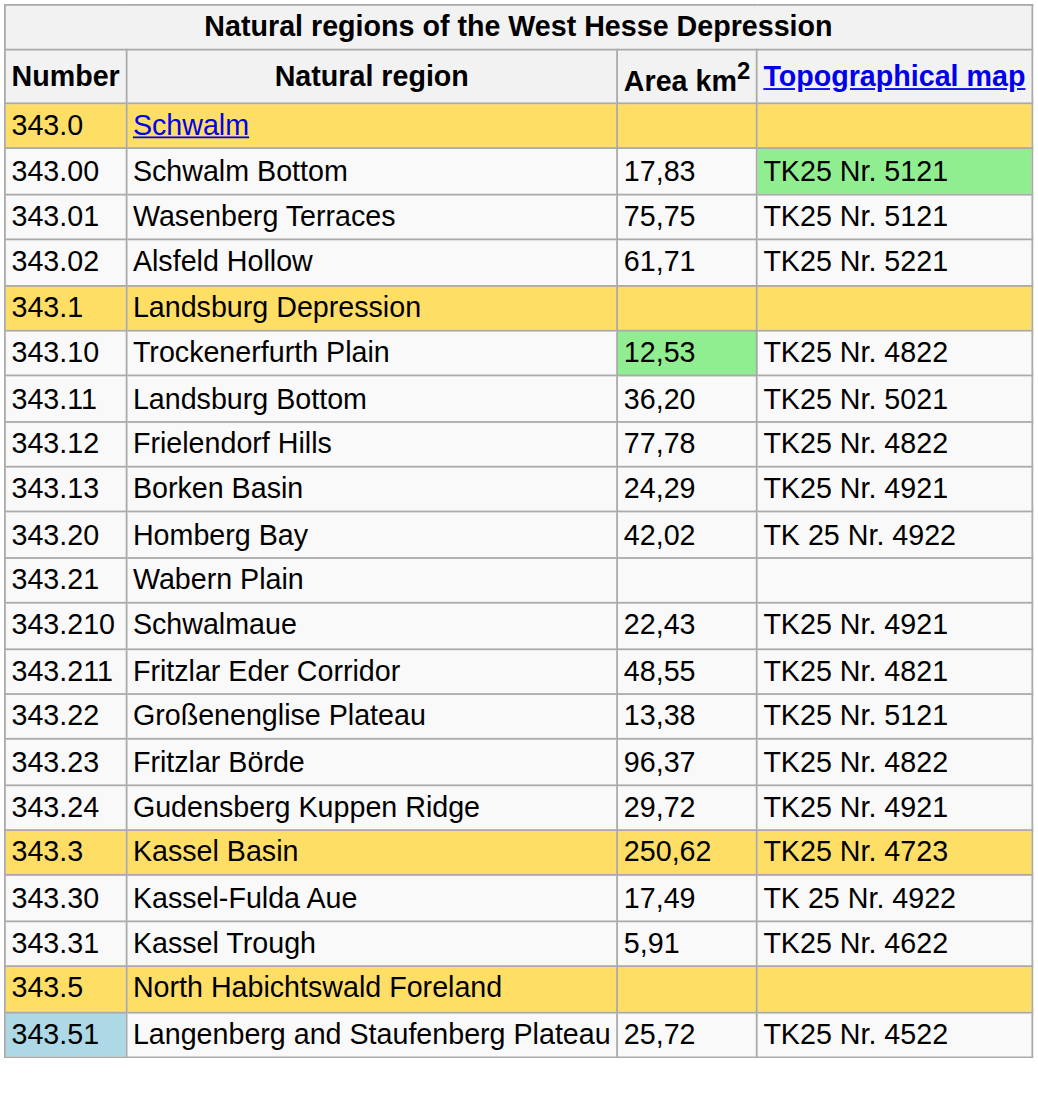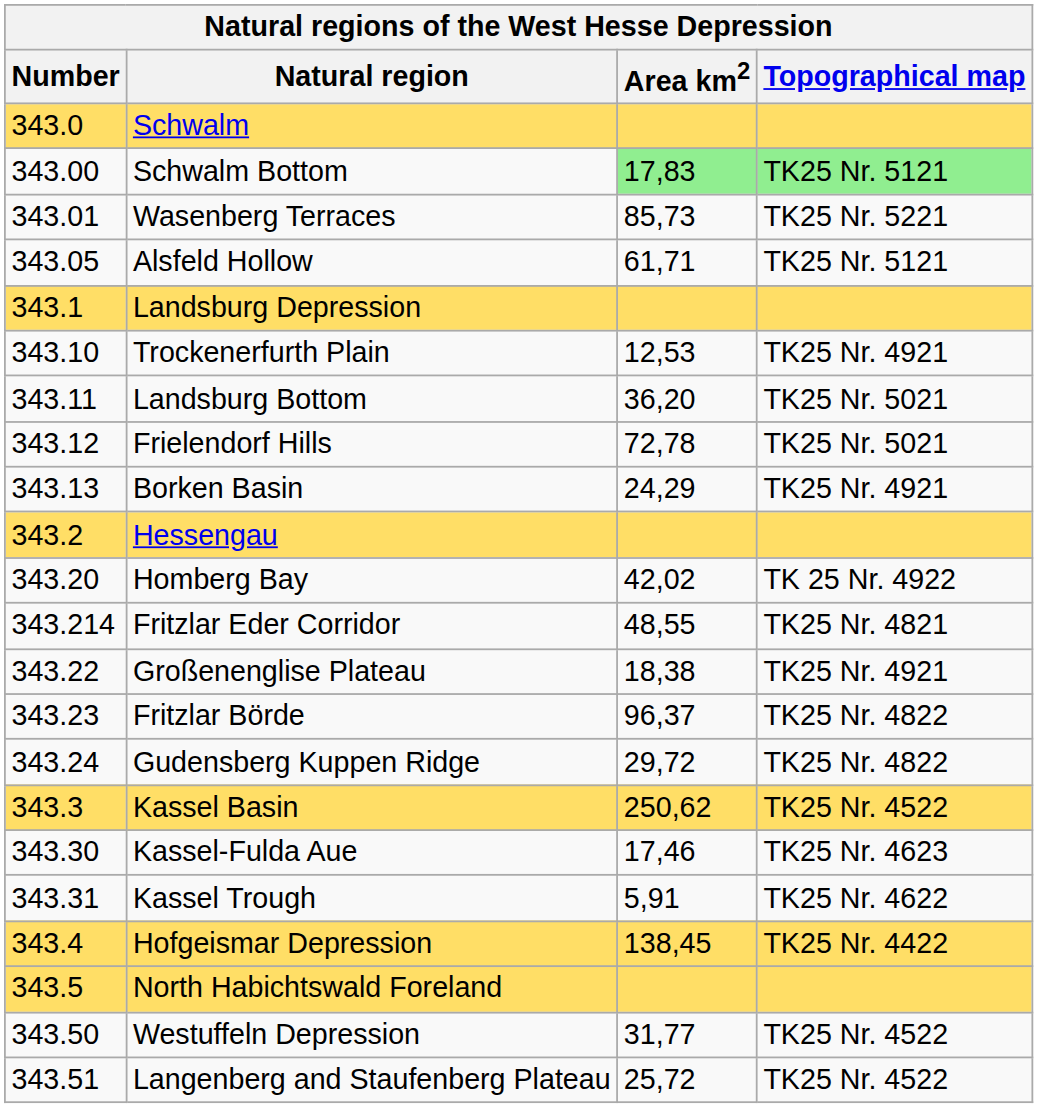(660, 171) no background -> (660, 171) lightgreen background
(660, 216) 75,75 -> (660, 216) 85,73
(856, 216) TK25 Nr. 5121 -> (856, 216) TK25 Nr. 5221
(55, 262) 343.02 -> (55, 262) 343.05
(856, 262) TK25 Nr. 5221 -> (856, 262) TK25 Nr. 5121
(660, 352) lightgreen background -> (660, 352) no background
(856, 352) TK25 Nr. 4822 -> (856, 352) TK25 Nr. 4921
(660, 443) 77,78 -> (660, 443) 72,78
(856, 443) TK25 Nr. 4822 -> (856, 443) TK25 Nr. 5021
+ row: (205, 534)
- row: (218, 580)
- row: (215, 625)
(62, 670) 343.211 -> (63, 625) 343.214
(660, 716) 13,38 -> (660, 670) 18,38
(856, 716) TK25 Nr. 5121 -> (856, 670) TK25 Nr. 4921
(856, 807) TK25 Nr. 4921 -> (856, 761) TK25 Nr. 4822
(856, 852) TK25 Nr. 4723 -> (856, 807) TK25 Nr. 4522
(660, 897) 17,49 -> (660, 852) 17,46
(860, 897) TK 25 Nr. 4922 -> (856, 852) TK25 Nr. 4623
+ row: (283, 943)
+ row: (276, 1034)
(55, 1034) lightblue background -> (55, 1079) no background
